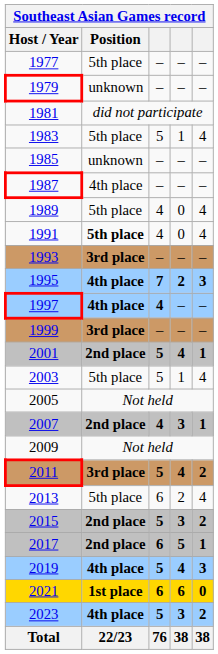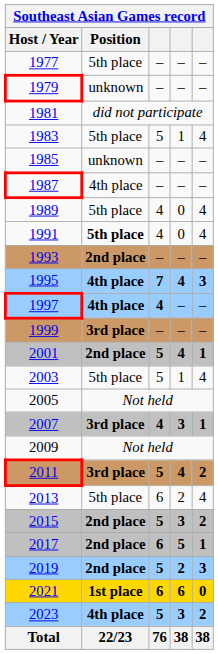(115, 256) 3rd place -> (115, 256) 2nd place
(181, 280) 2 -> (181, 280) 4
(115, 424) 2nd place -> (115, 424) 3rd place
(115, 567) 4th place -> (115, 567) 2nd place
(181, 567) 4 -> (181, 567) 2
